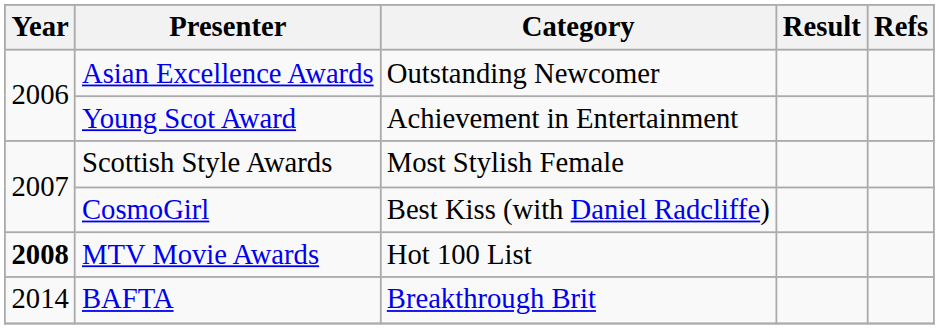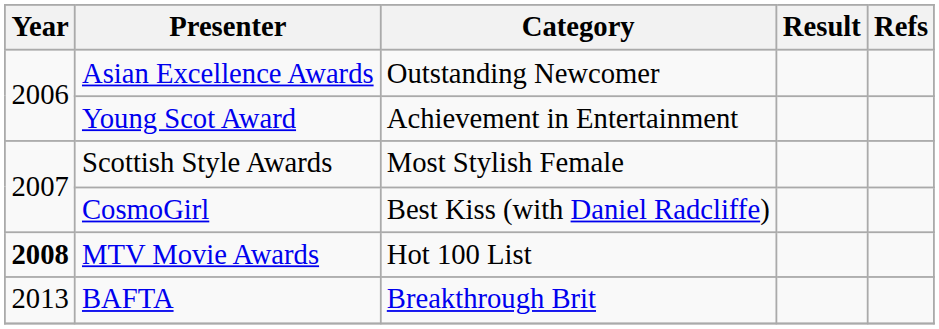(40, 299) 2014 -> (40, 299) 2013
